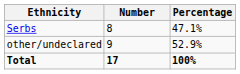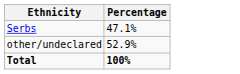- column: (137, 12)
